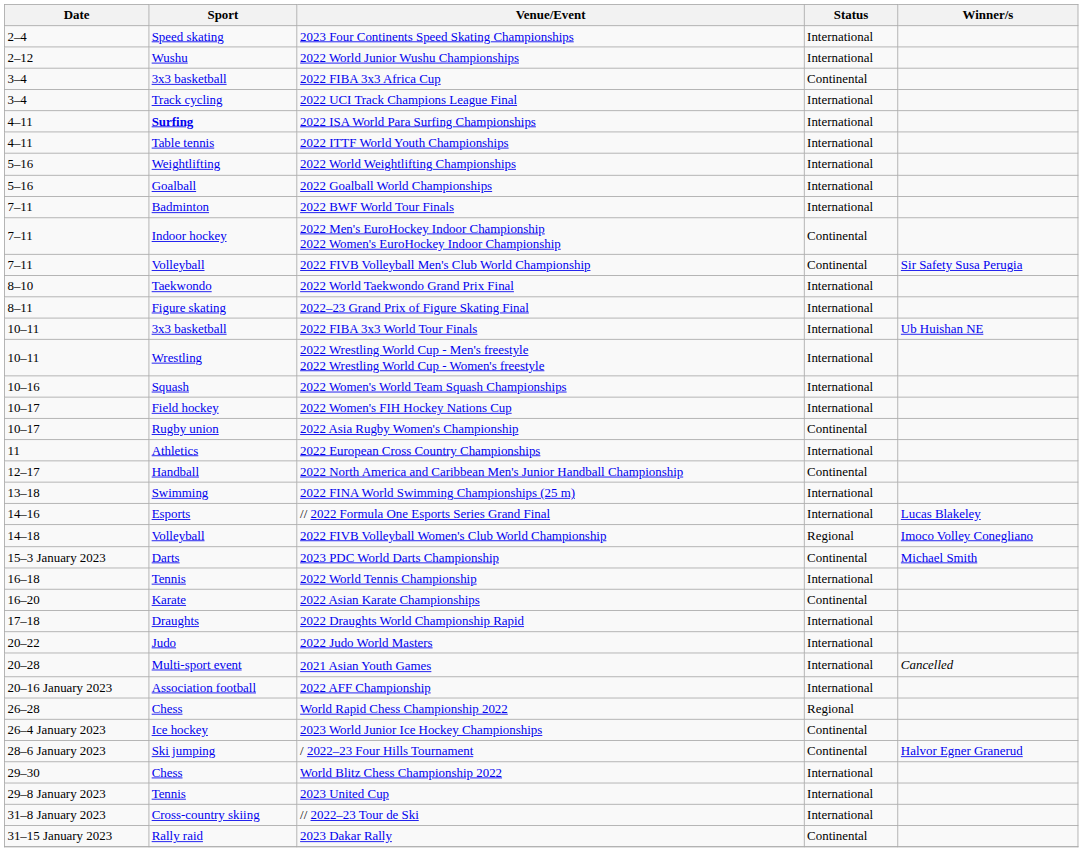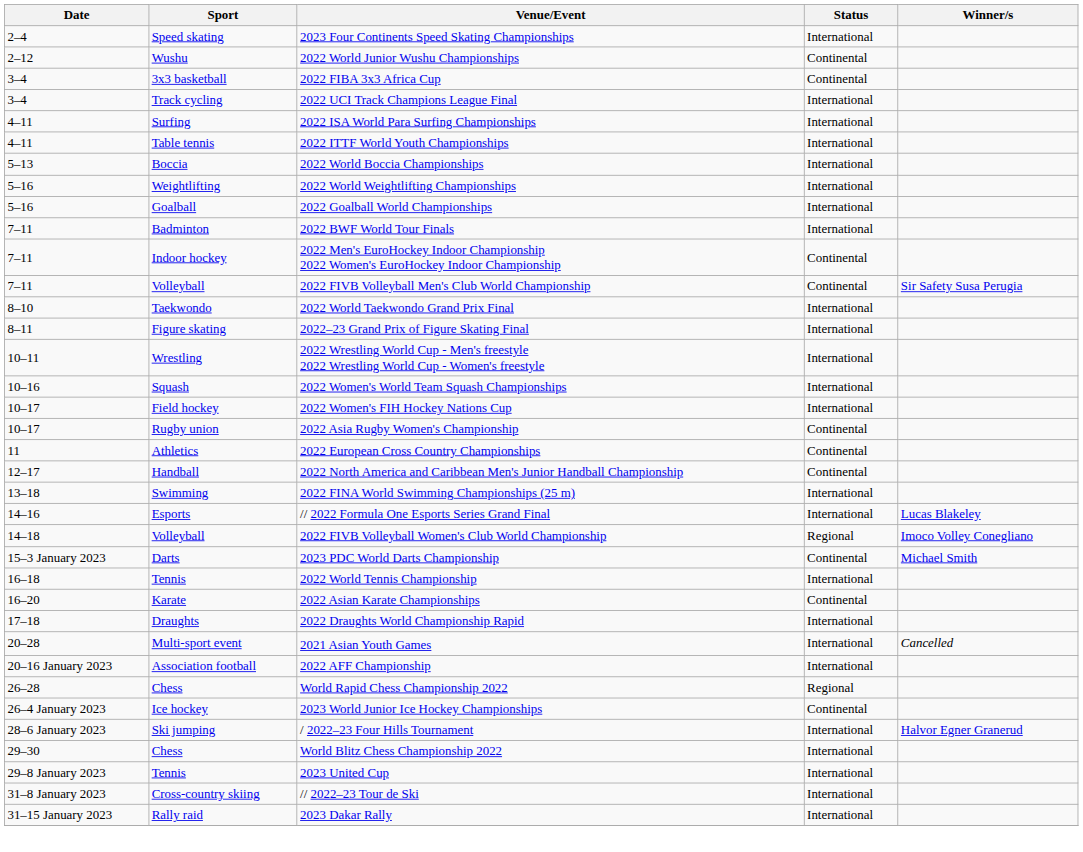(840, 57) International -> (837, 57) Continental
(172, 121) bold -> (171, 121) normal
+ row: (392, 164)
- row: (389, 328)
(840, 450) International -> (837, 450) Continental
- row: (366, 642)
(837, 751) Continental -> (840, 730) International
(837, 836) Continental -> (840, 815) International
